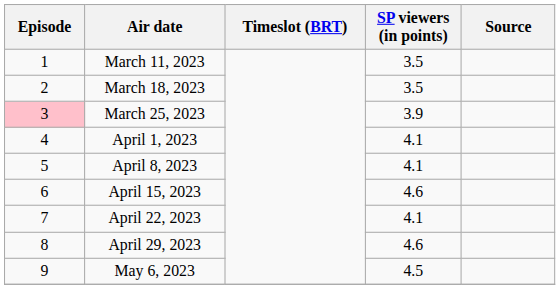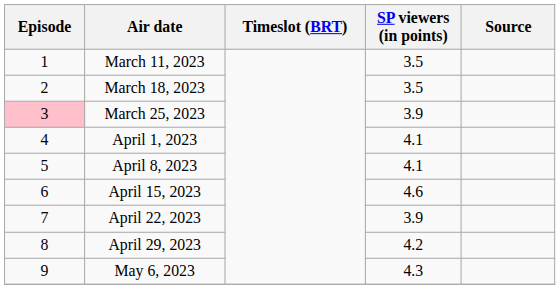(413, 218) 4.1 -> (413, 218) 3.9
(413, 244) 4.6 -> (413, 244) 4.2
(413, 271) 4.5 -> (413, 271) 4.3
